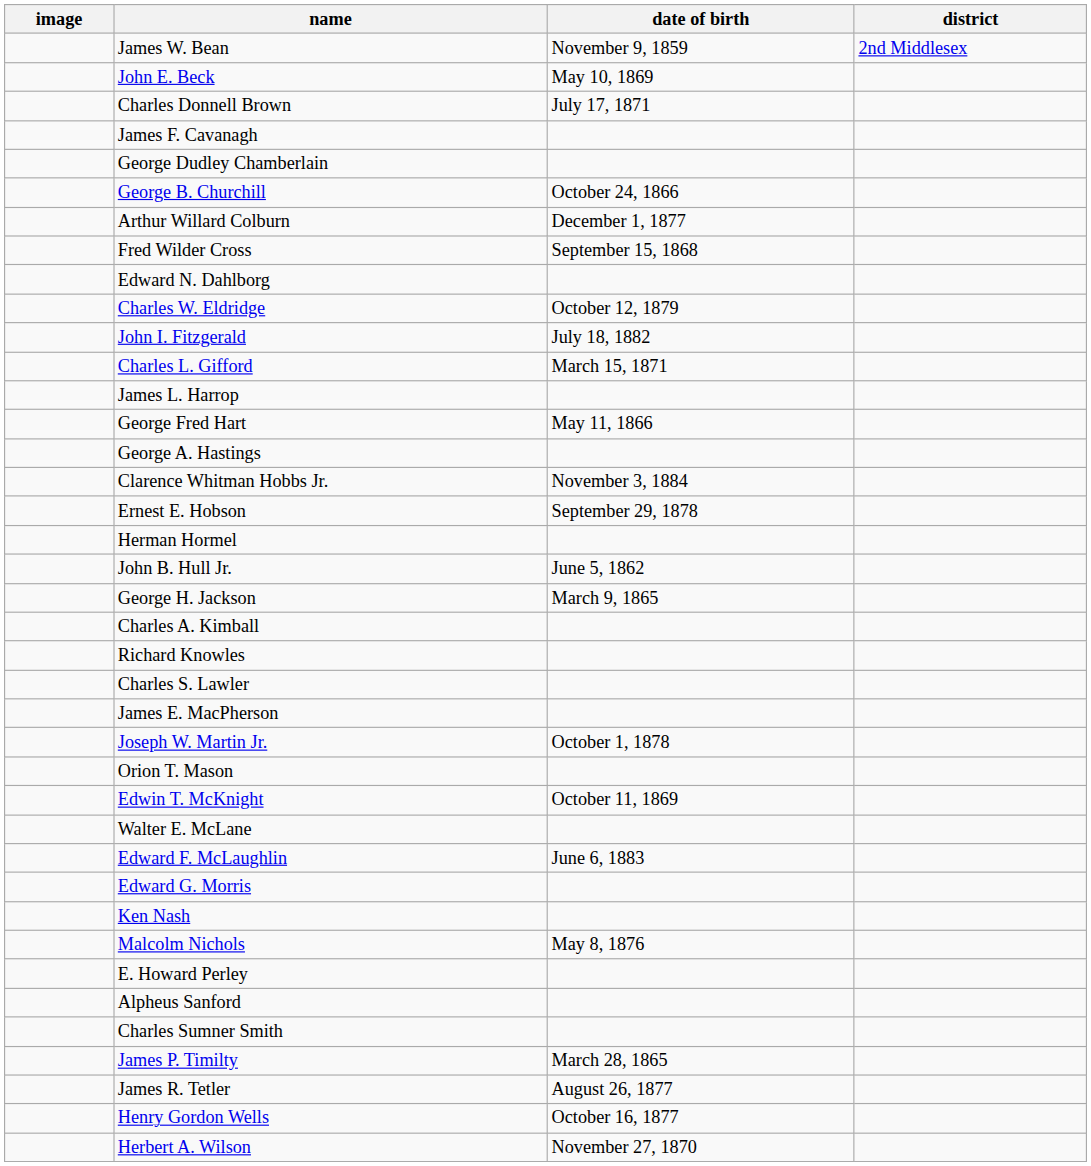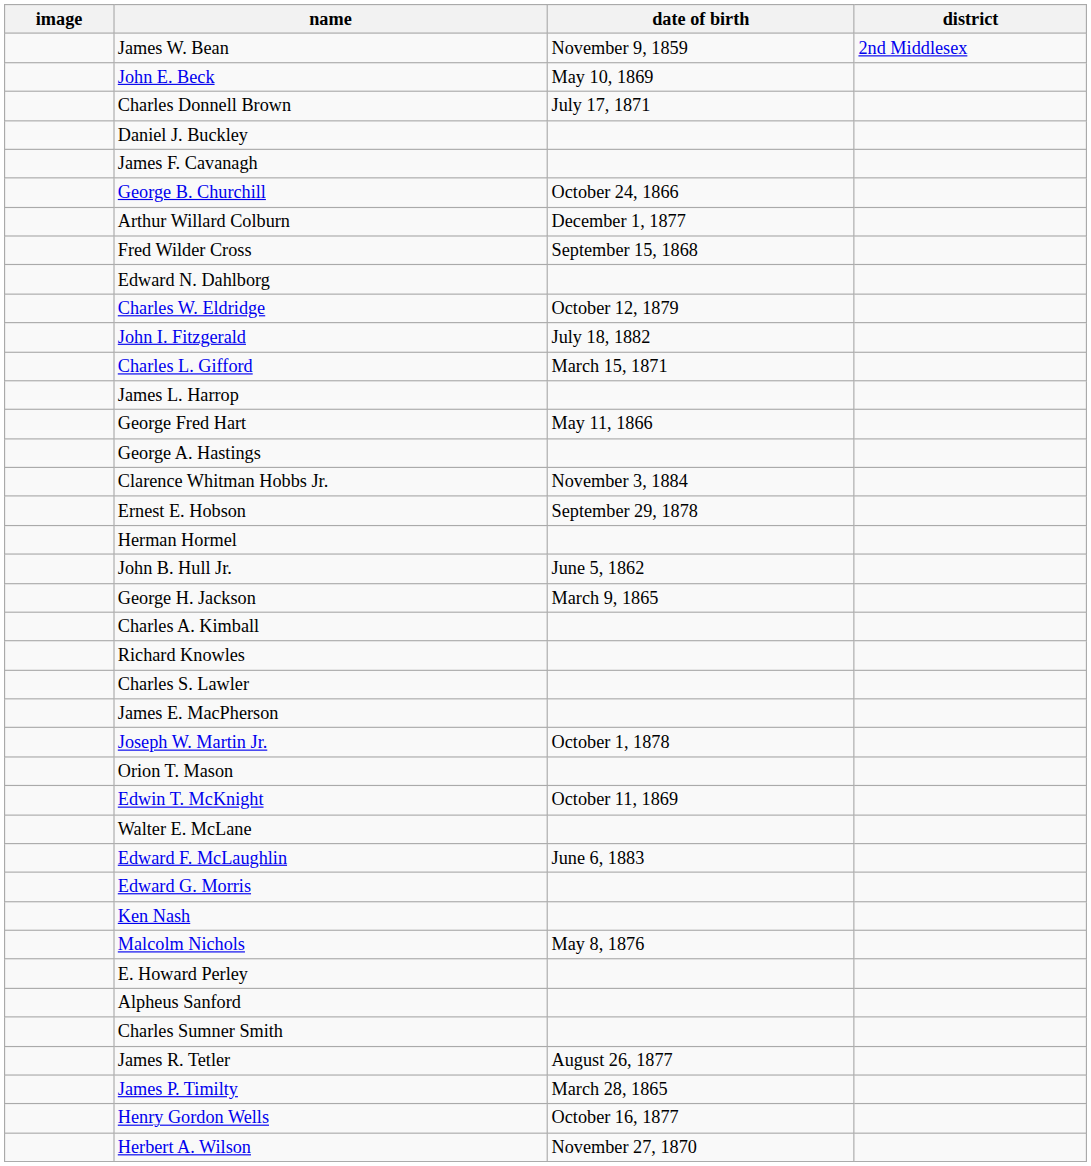+ row: (183, 134)
- row: (223, 163)
rows swapped: (174, 1089) <-> (178, 1060)
